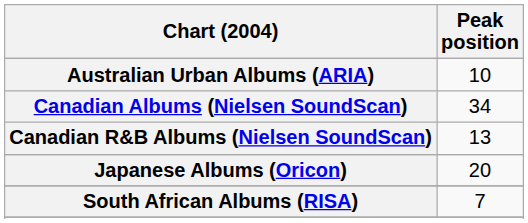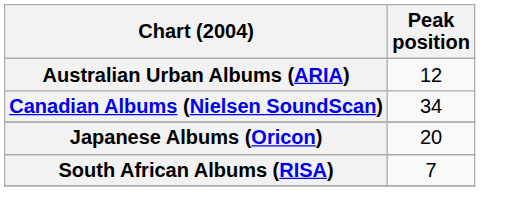(480, 74) 10 -> (431, 74) 12
- row: (221, 138)
